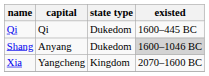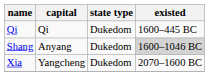(110, 63) Kingdom -> (111, 63) Dukedom
